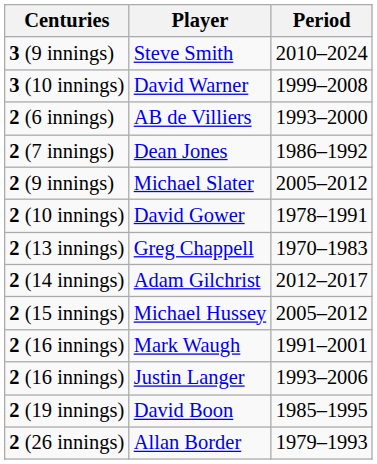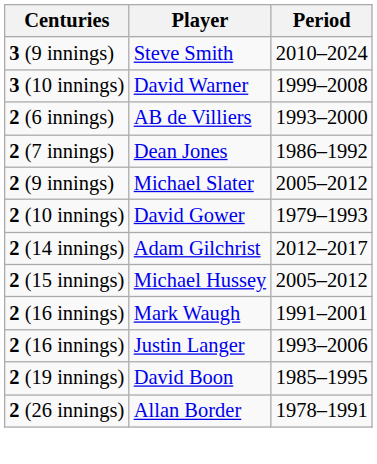(322, 215) 1978–1991 -> (322, 215) 1979–1993
- row: (194, 248)
(322, 442) 1979–1993 -> (322, 410) 1978–1991
